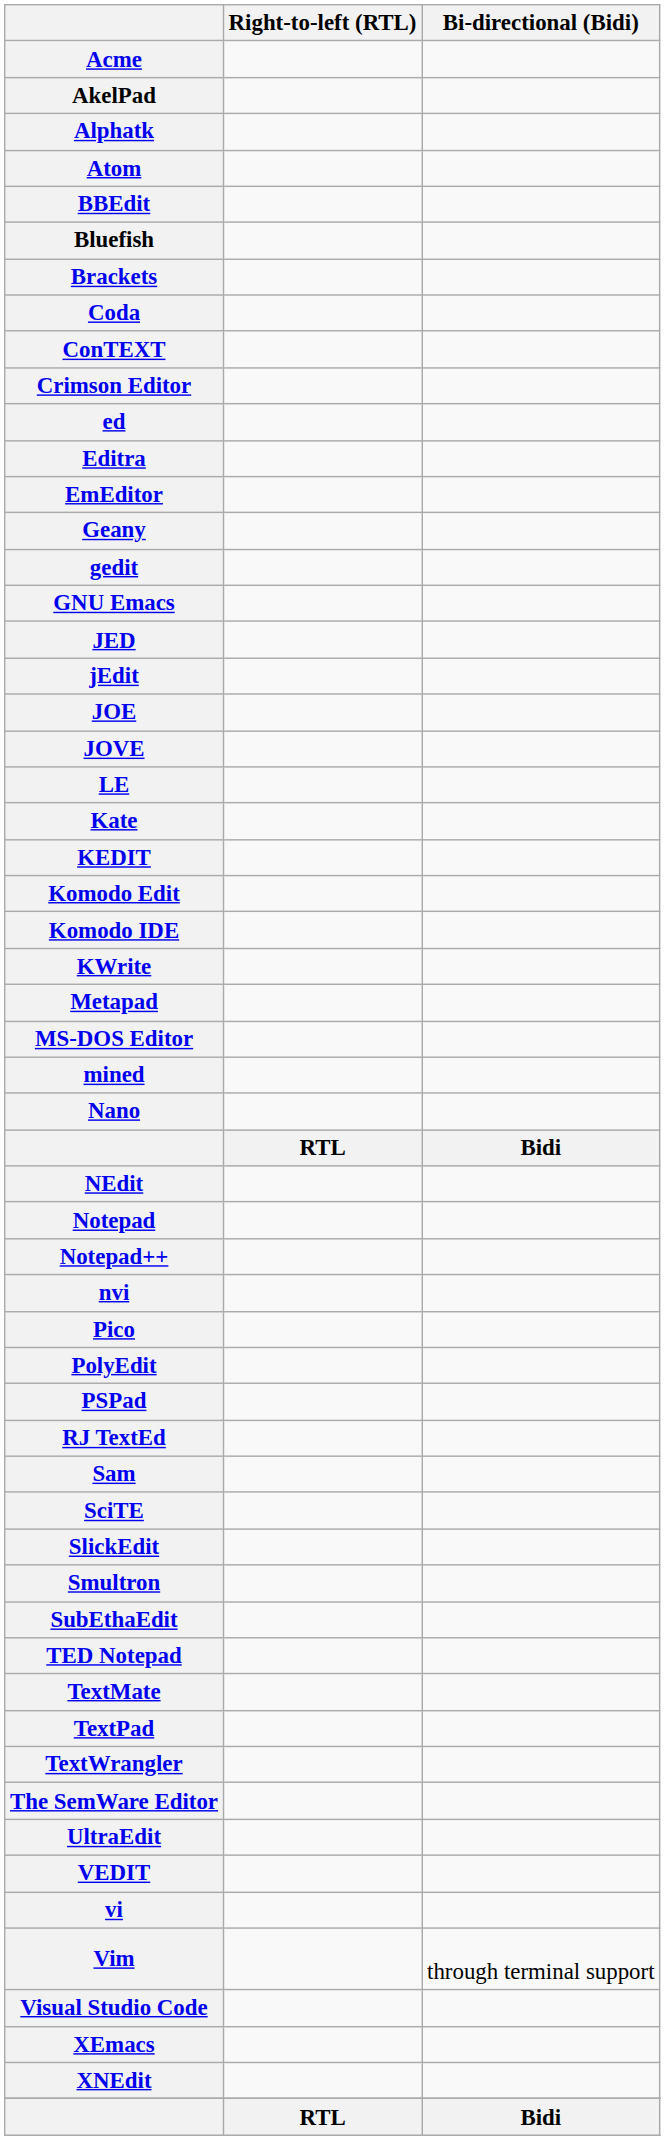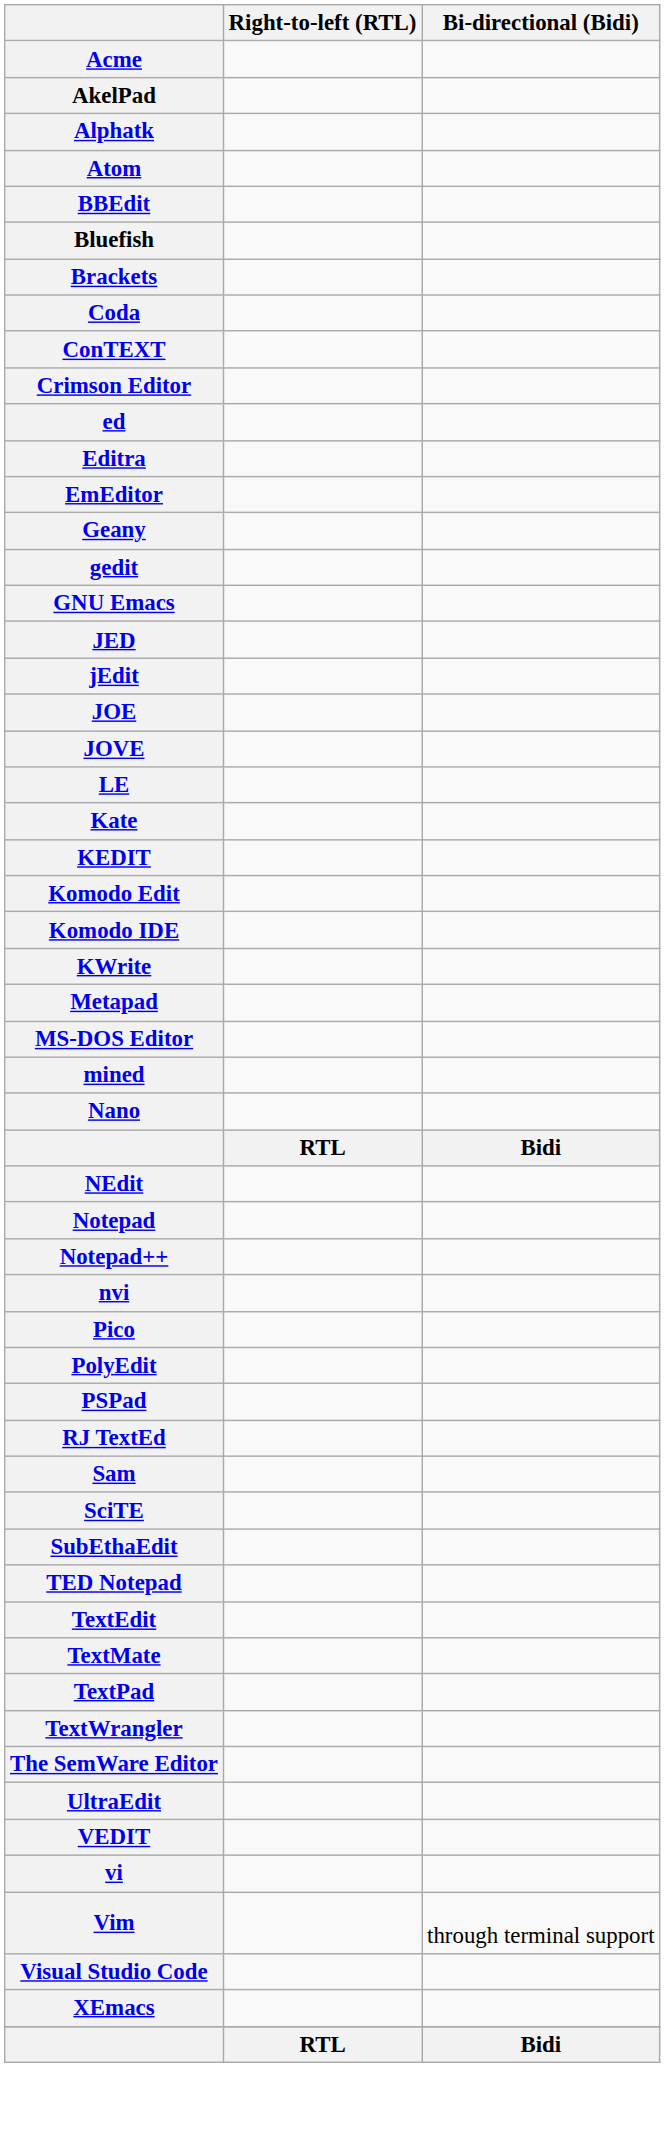- row: (114, 1546)
- row: (114, 1582)
+ row: (114, 1619)
- row: (114, 2080)
